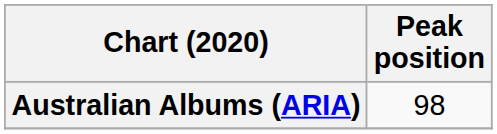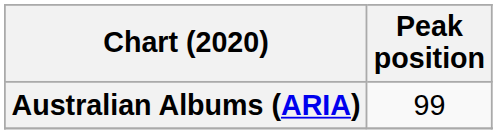(429, 104) 98 -> (429, 104) 99
